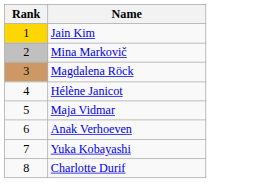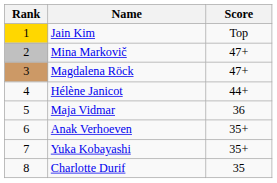+ column: (239, 14)
